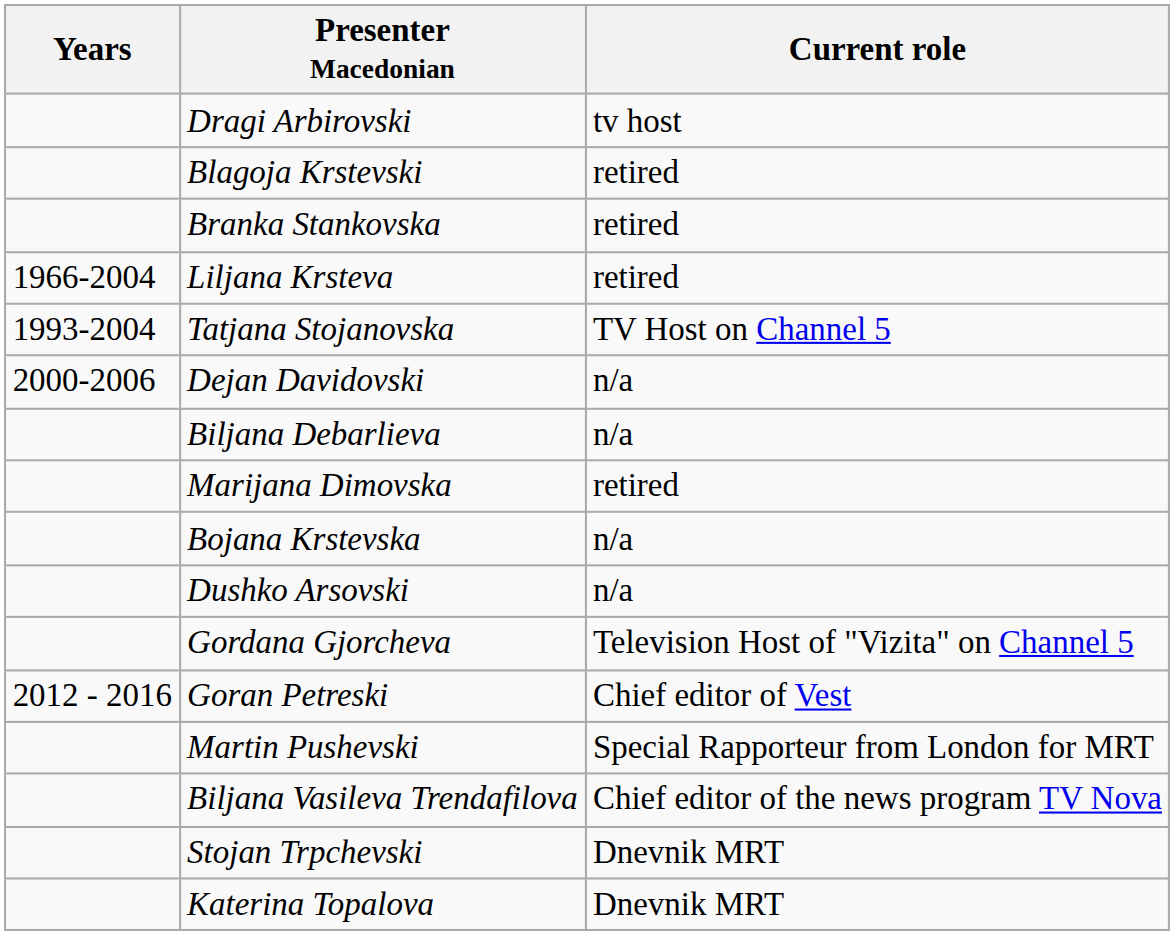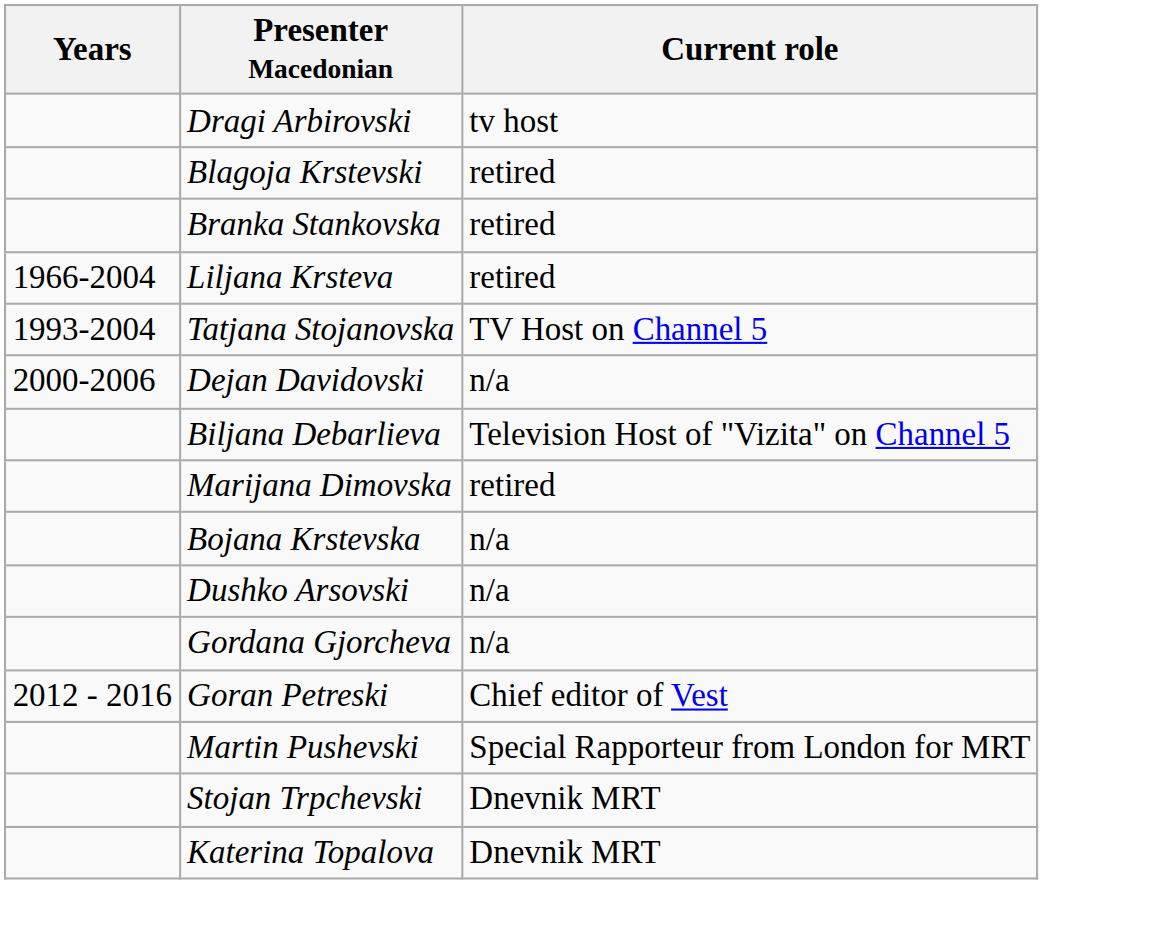(613, 433) n/a -> (740, 433) Television Host of "Vizita" on Channel 5
(863, 642) Television Host of "Vizita" on Channel 5 -> (490, 642) n/a
- row: (382, 799)
